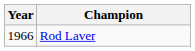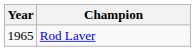(21, 35) 1966 -> (21, 35) 1965
